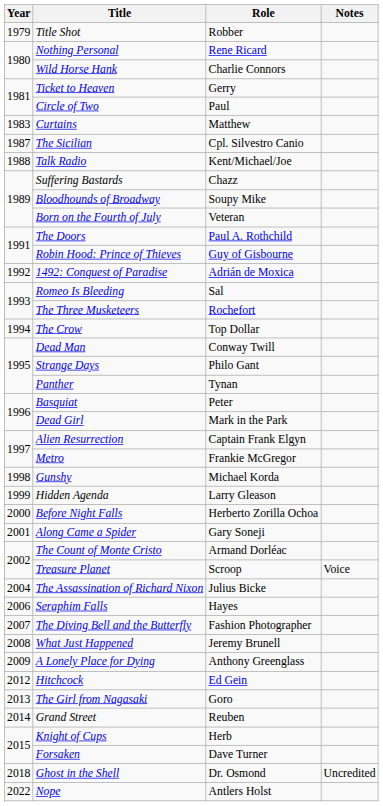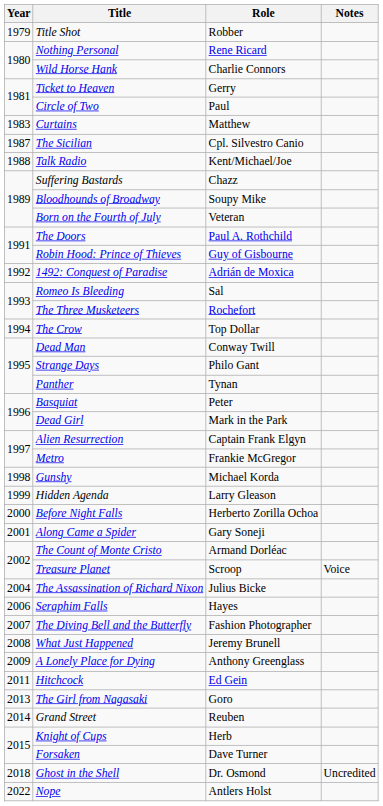(19, 680) 2012 -> (19, 680) 2011
